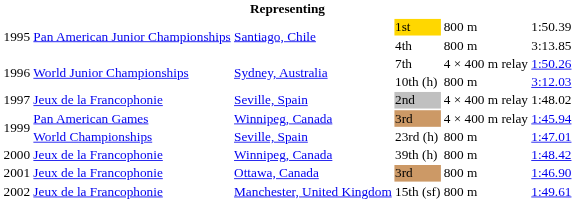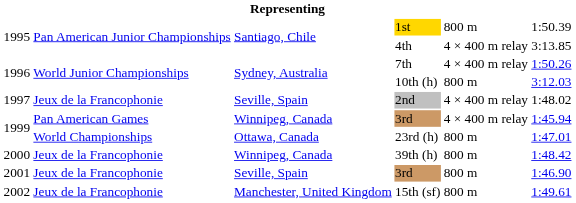(461, 45) 800 m -> (486, 45) 4 × 400 m relay
(271, 136) Seville, Spain -> (276, 136) Ottawa, Canada
(276, 173) Ottawa, Canada -> (271, 173) Seville, Spain
